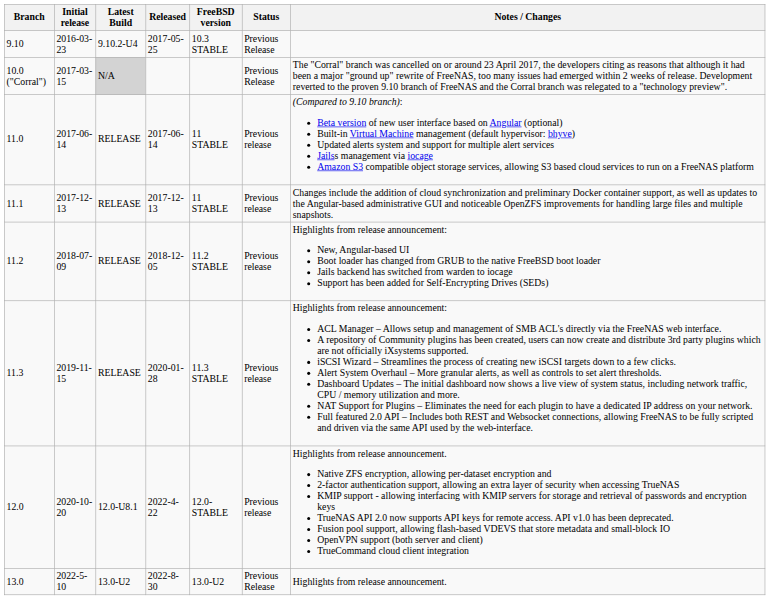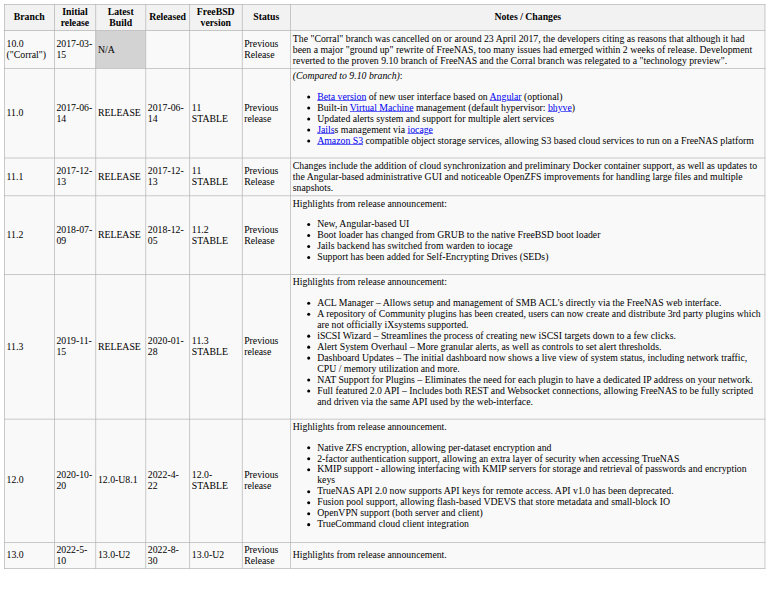- row: (15, 44)
(261, 203) Previous release -> (261, 177) Previous Release
(261, 261) Previous release -> (261, 235) Previous Release
